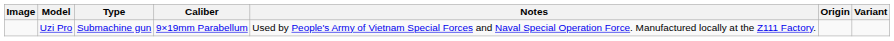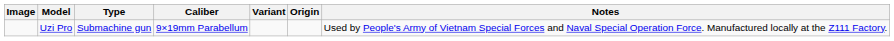columns swapped: (871, 12) <-> (534, 12)
